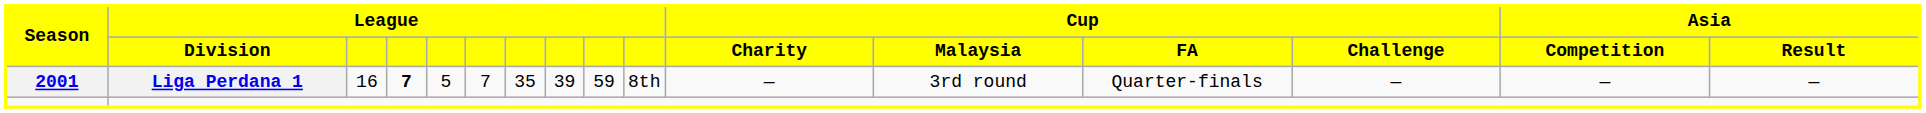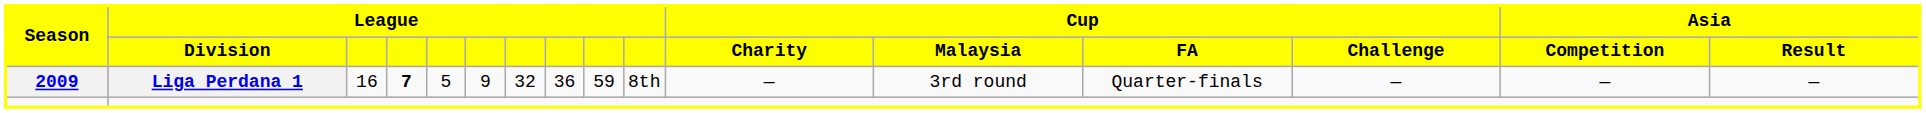(57, 82) 2001 -> (57, 82) 2009
(485, 82) 7 -> (485, 82) 9
(525, 82) 35 -> (525, 82) 32
(564, 82) 39 -> (564, 82) 36
